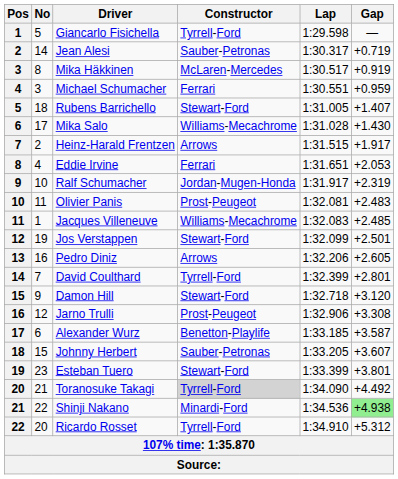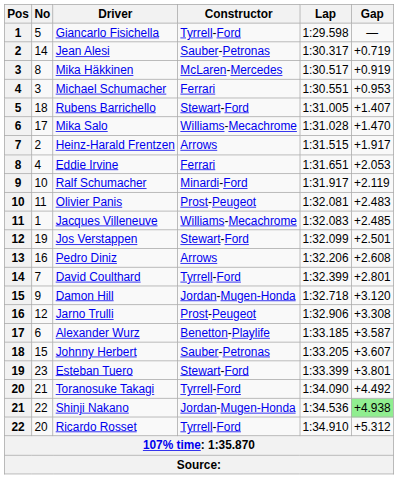(372, 89) +0.959 -> (372, 89) +0.953
(372, 127) +1.430 -> (372, 127) +1.470
(238, 183) Jordan-Mugen-Honda -> (214, 183) Minardi-Ford
(372, 183) +2.319 -> (372, 183) +2.119
(372, 258) +2.605 -> (372, 258) +2.608
(215, 295) Stewart-Ford -> (238, 295) Jordan-Mugen-Honda
(211, 389) lightgrey background -> (211, 389) no background
(214, 408) Minardi-Ford -> (238, 408) Jordan-Mugen-Honda
